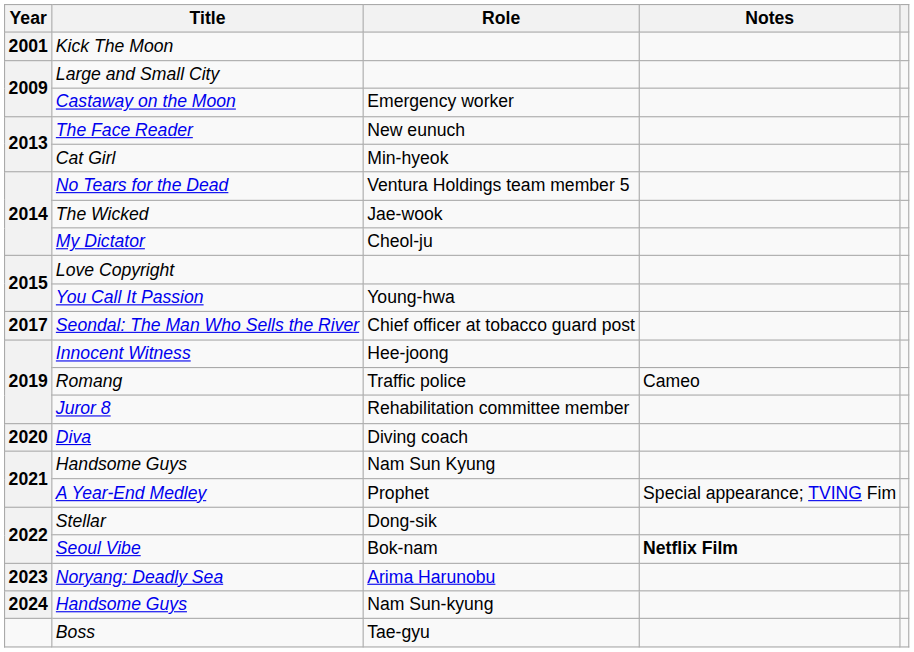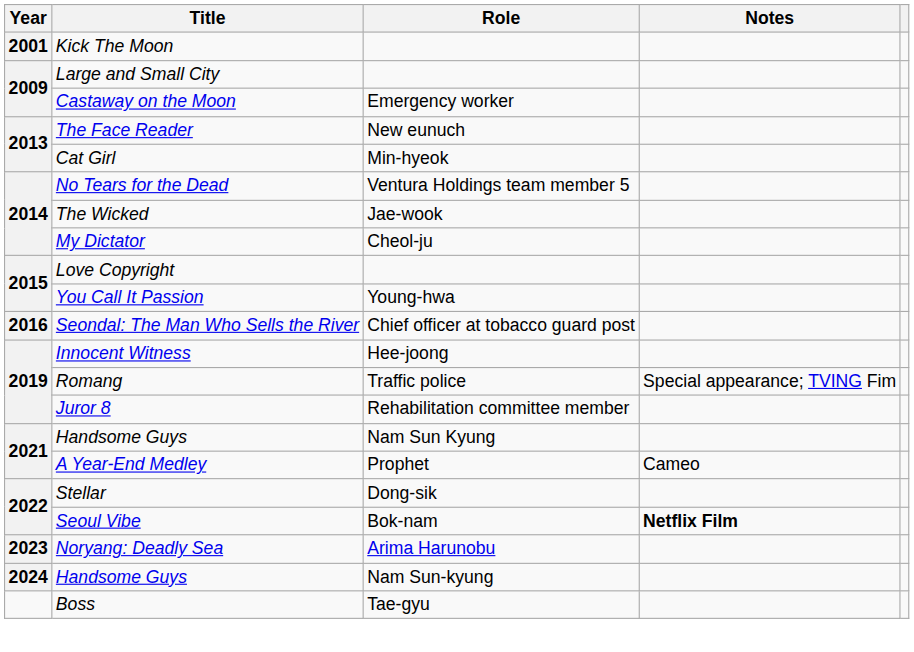(28, 325) 2017 -> (28, 325) 2016
(671, 381) Cameo -> (770, 381) Special appearance; TVING Fim
- row: (73, 437)
(770, 492) Special appearance; TVING Fim -> (671, 465) Cameo
